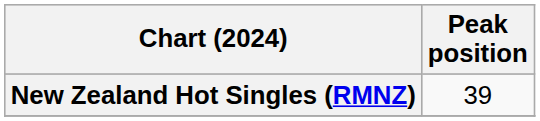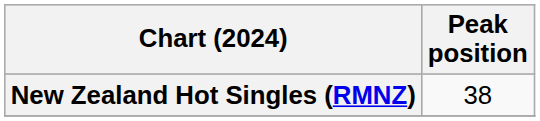(478, 94) 39 -> (478, 94) 38
